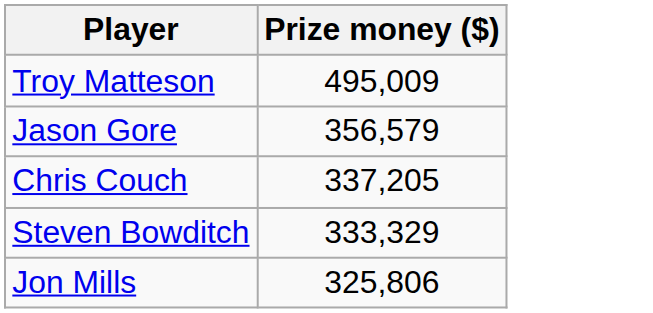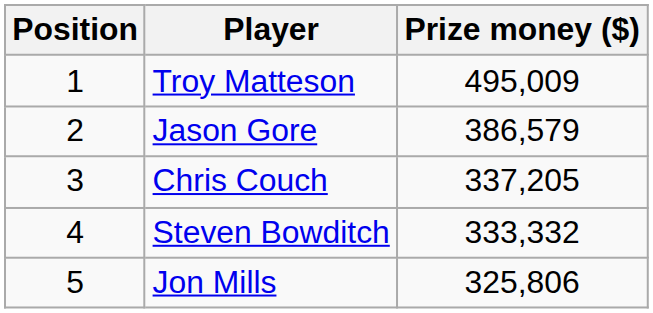+ column: (75, 29)
(382, 130) 356,579 -> (522, 130) 386,579
(382, 231) 333,329 -> (522, 231) 333,332
